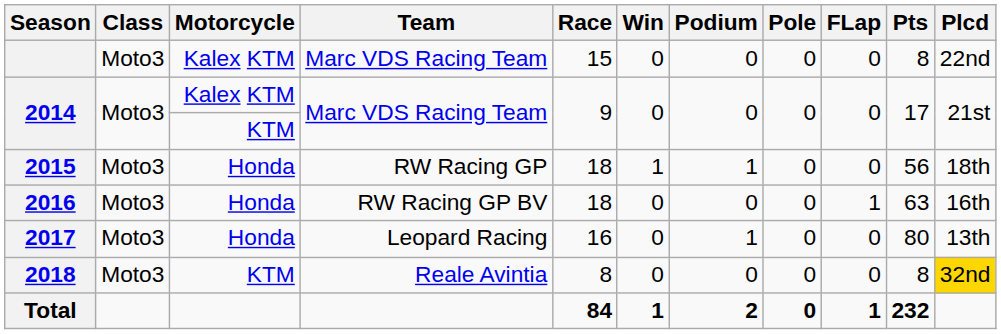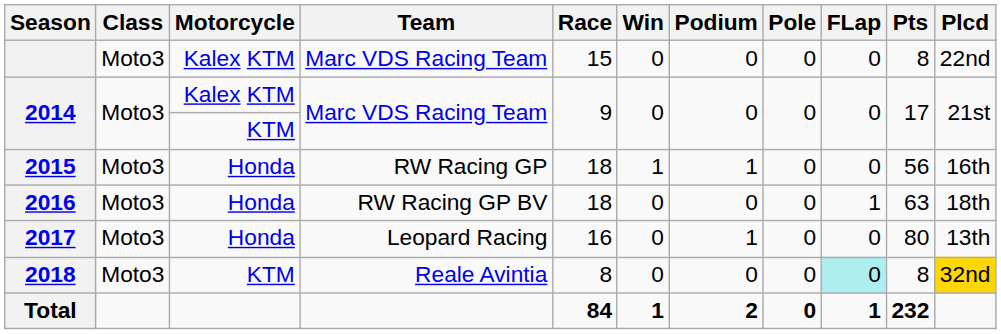(968, 166) 18th -> (968, 166) 16th
(968, 202) 16th -> (968, 202) 18th
(875, 274) no background -> (875, 274) paleturquoise background
